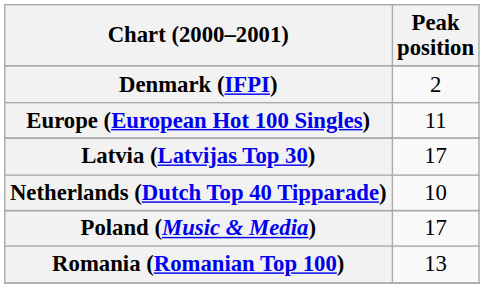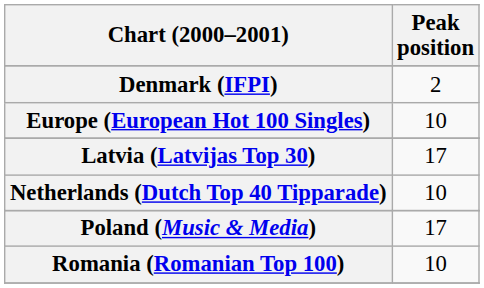(436, 120) 11 -> (436, 120) 10
(436, 264) 13 -> (436, 264) 10
